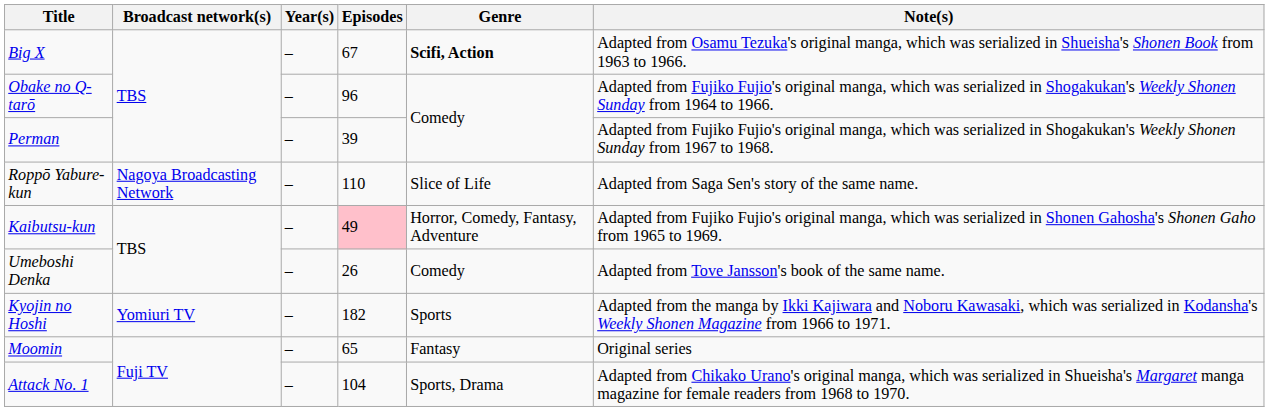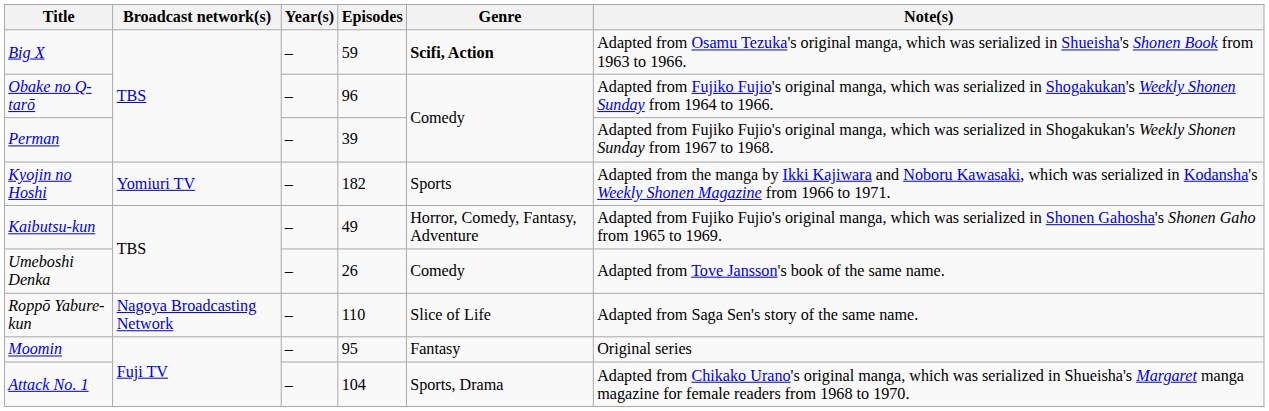(350, 52) 67 -> (350, 52) 59
rows swapped: (40, 314) <-> (56, 183)
(350, 227) pink background -> (350, 227) no background
(350, 349) 65 -> (350, 349) 95
